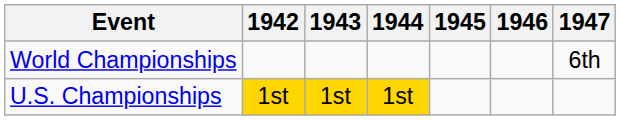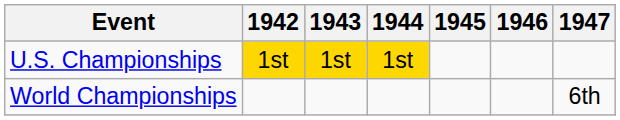rows swapped: (123, 59) <-> (116, 96)
